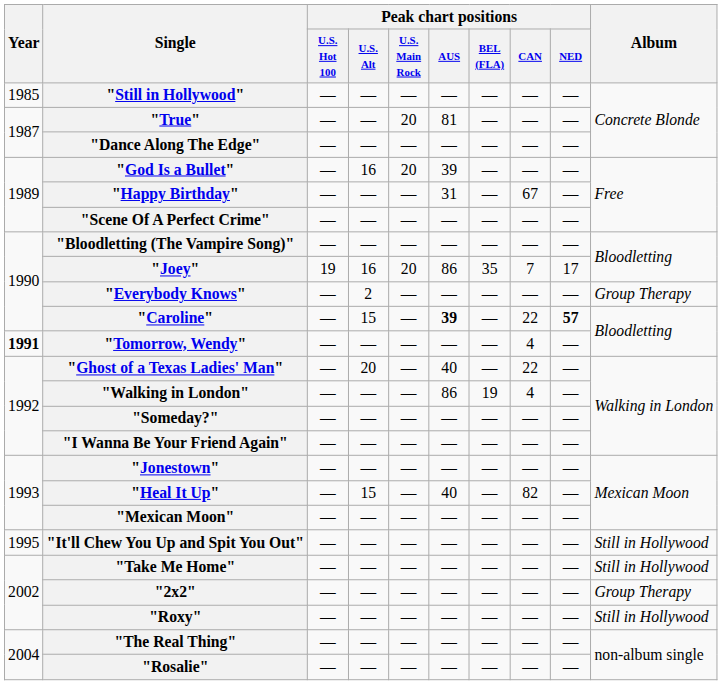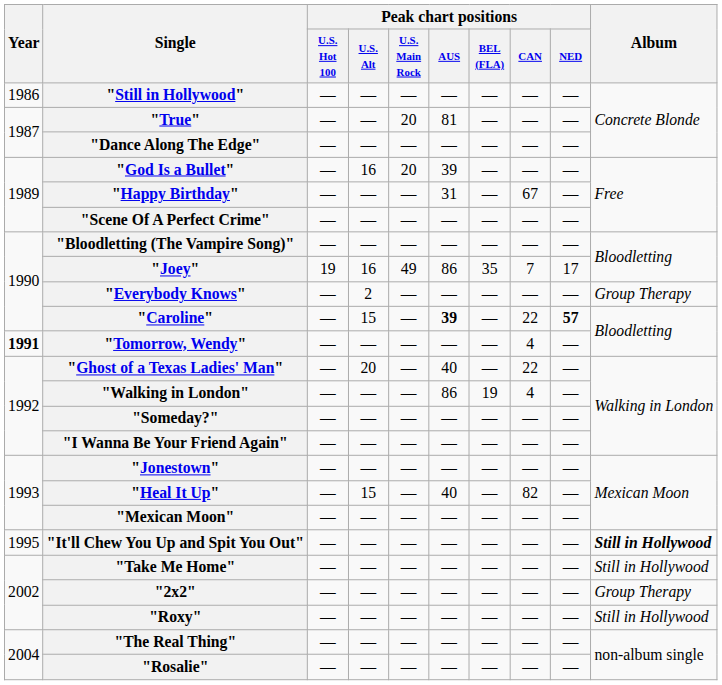(24, 95) 1985 -> (24, 95) 1986
(409, 269) 20 -> (409, 269) 49
(652, 542) normal -> (653, 542) bold
